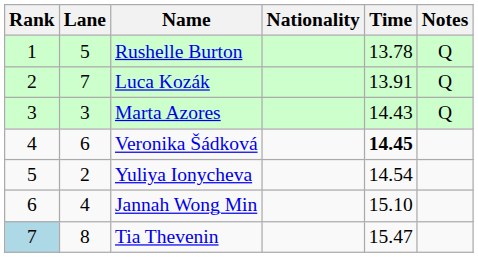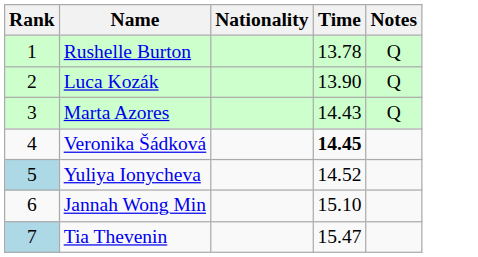- column: (85, 19)
(391, 81) 13.91 -> (339, 81) 13.90
(32, 174) no background -> (32, 174) lightblue background
(391, 174) 14.54 -> (339, 174) 14.52
